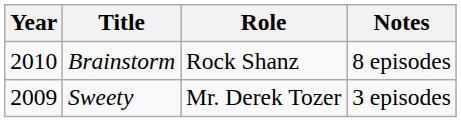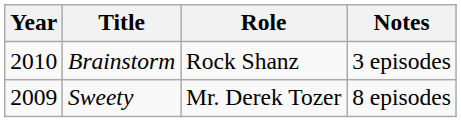(402, 60) 8 episodes -> (402, 60) 3 episodes
(402, 97) 3 episodes -> (402, 97) 8 episodes
